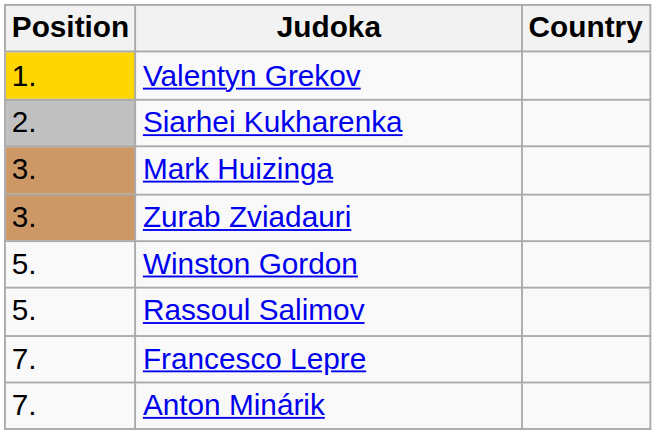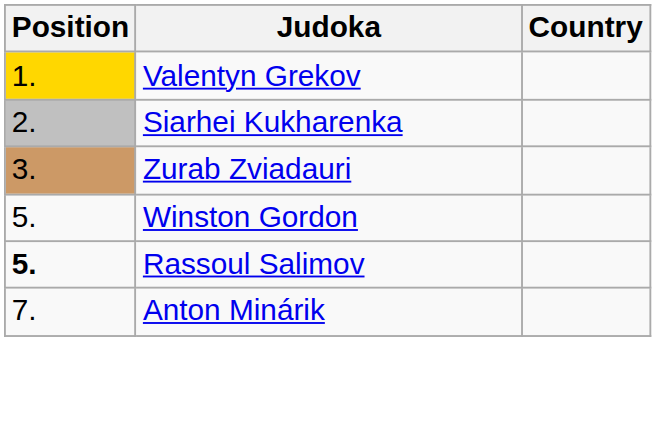- row: (238, 169)
(24, 311) normal -> (24, 264) bold
- row: (255, 358)
